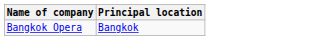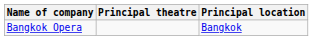+ column: (147, 12)
